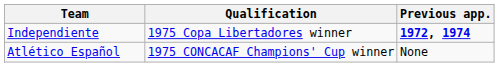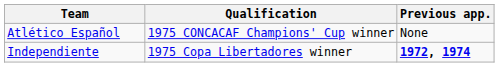rows swapped: (53, 33) <-> (64, 52)
